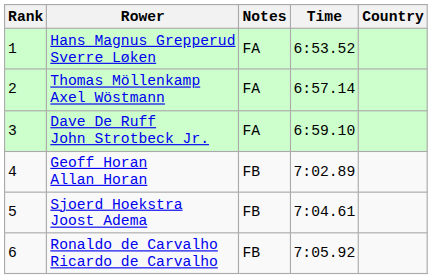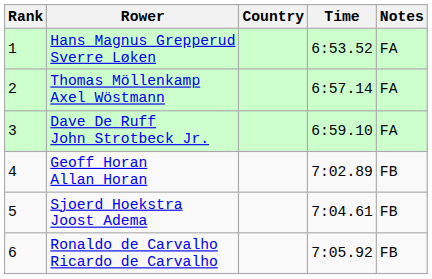columns swapped: (393, 17) <-> (264, 17)
